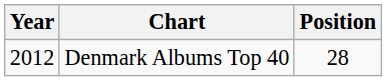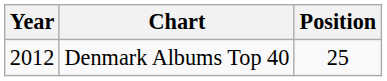(338, 57) 28 -> (338, 57) 25
